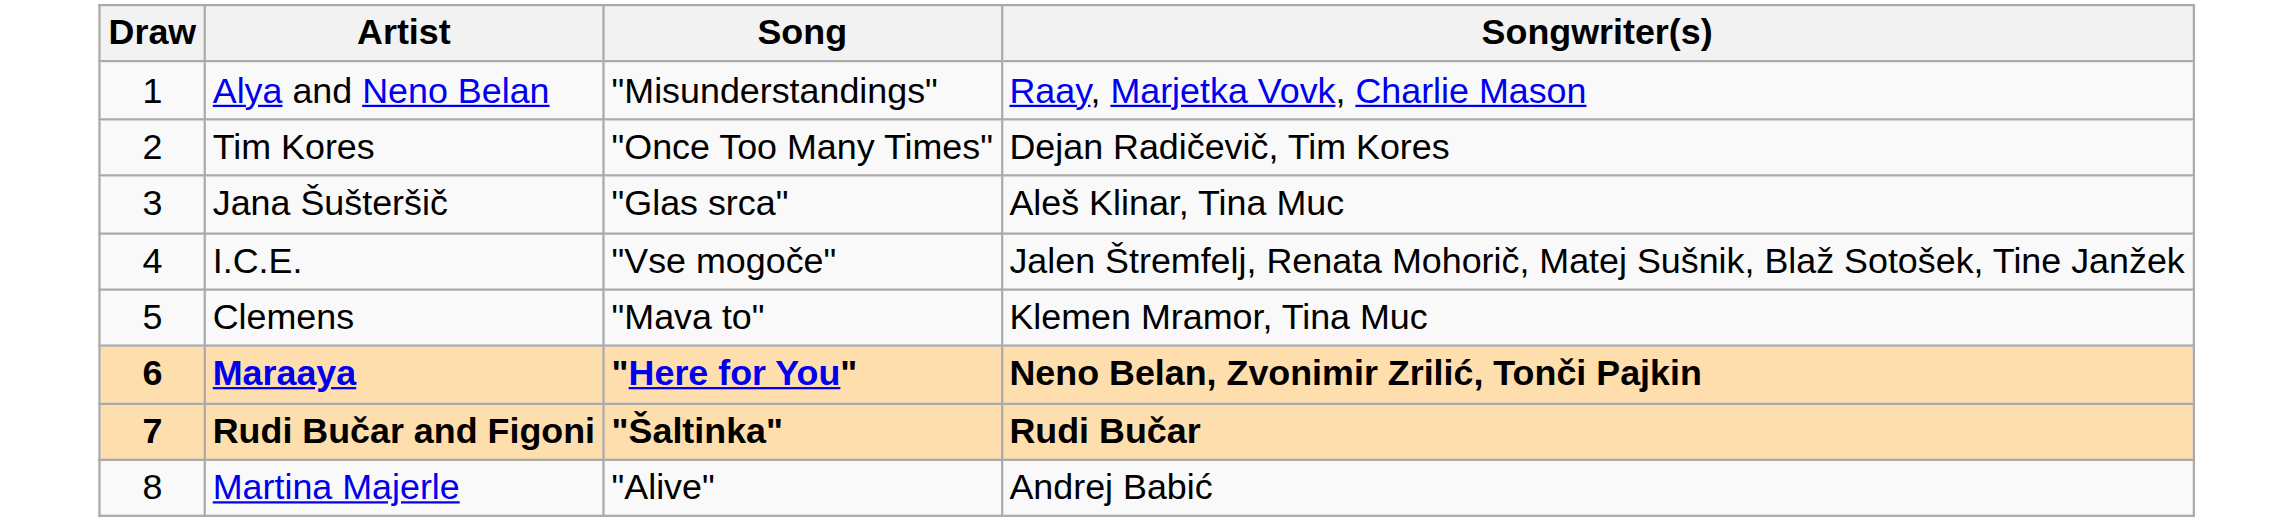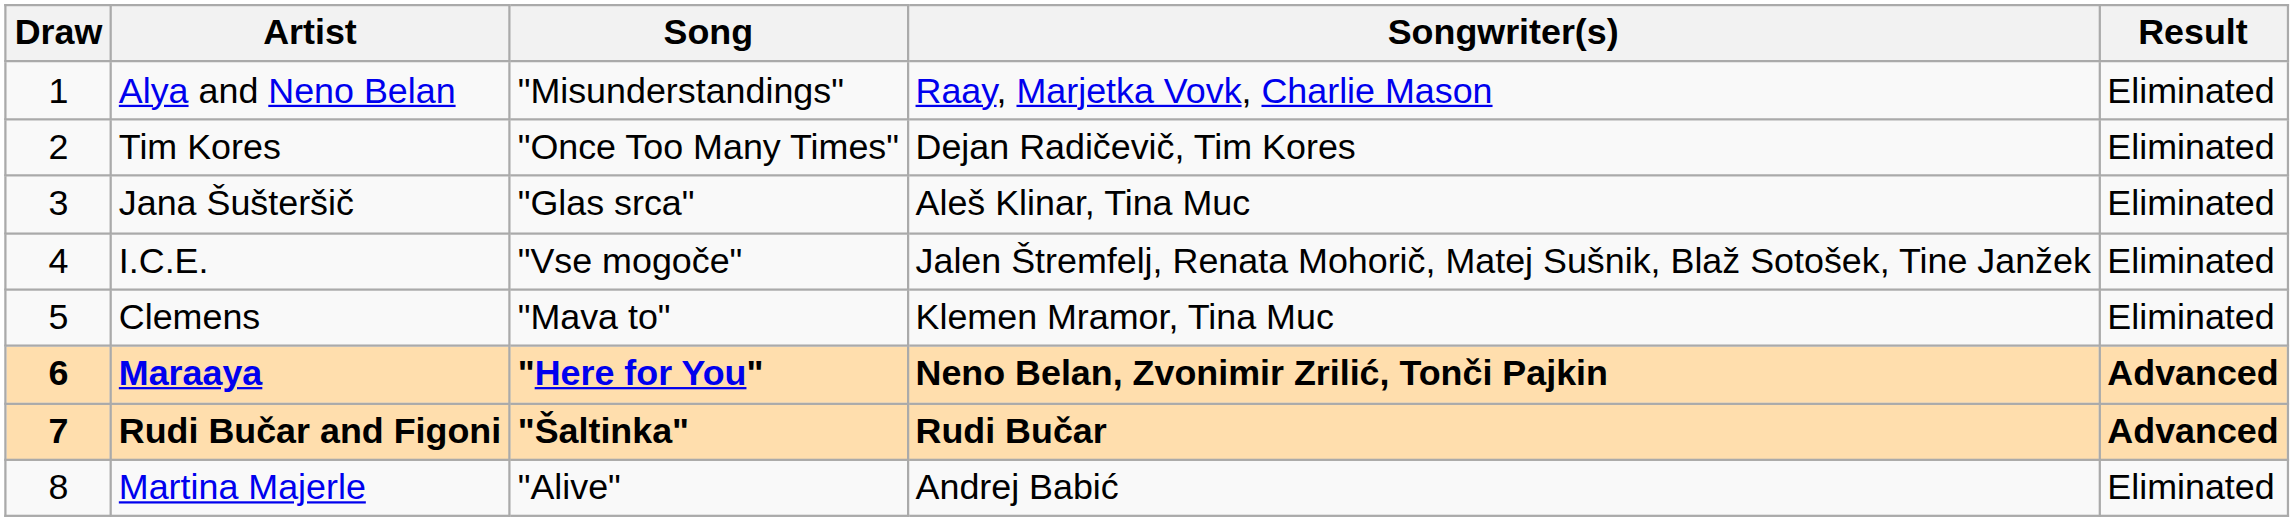+ column: (2193, 32)
